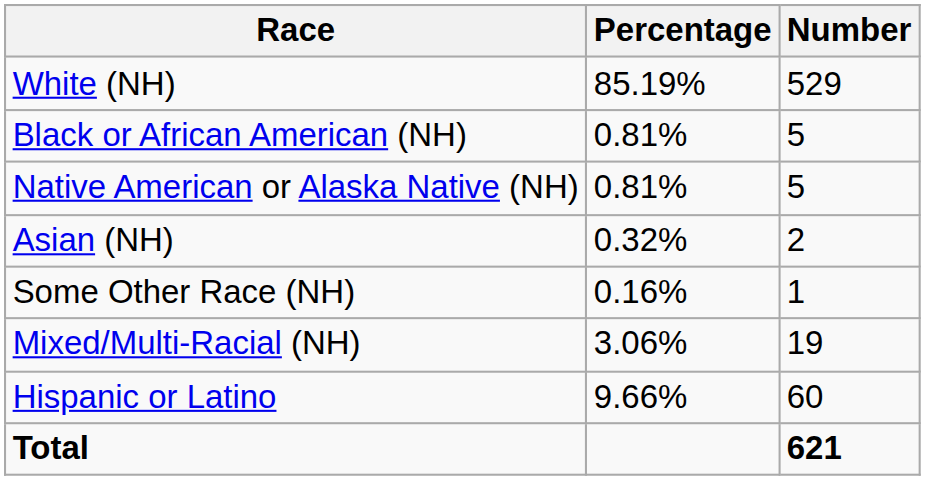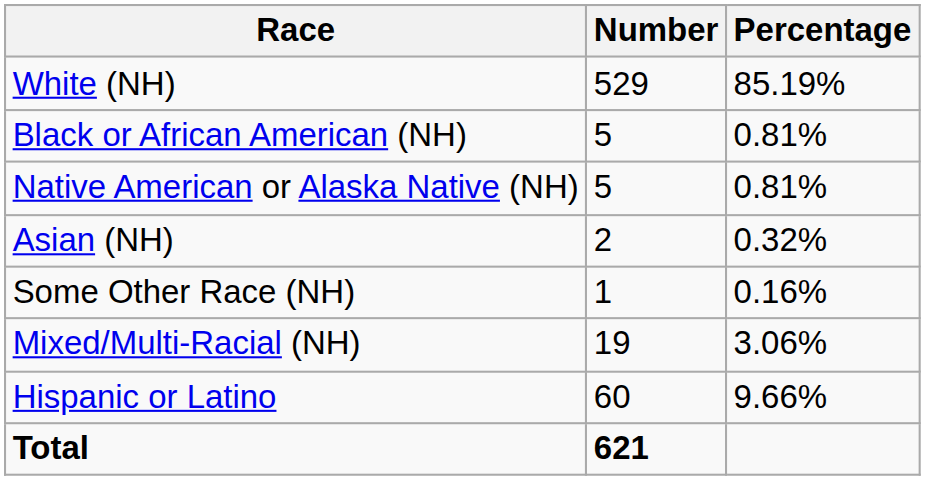columns swapped: (849, 30) <-> (683, 30)
